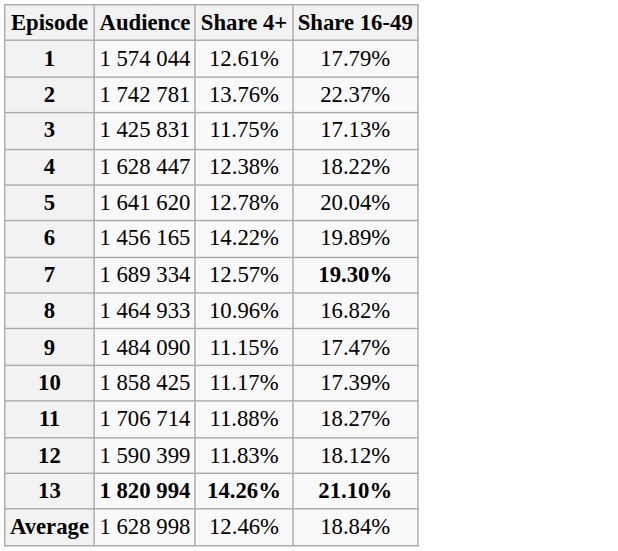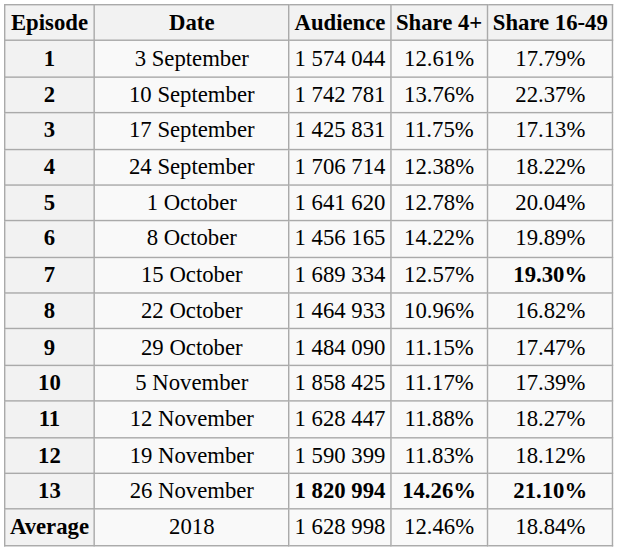+ column: (192, 22)
(145, 166) 1 628 447 -> (340, 166) 1 706 714
(145, 418) 1 706 714 -> (340, 418) 1 628 447
